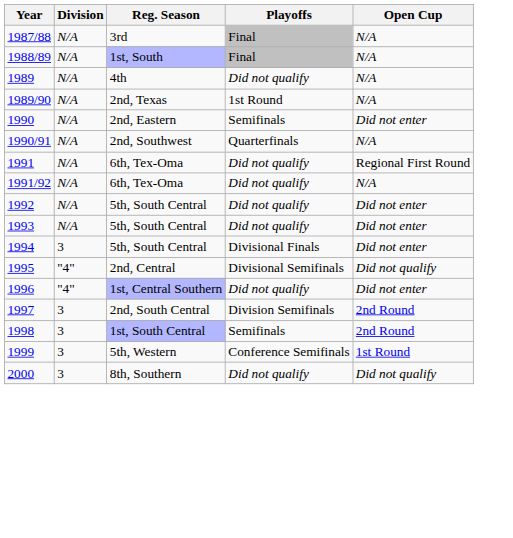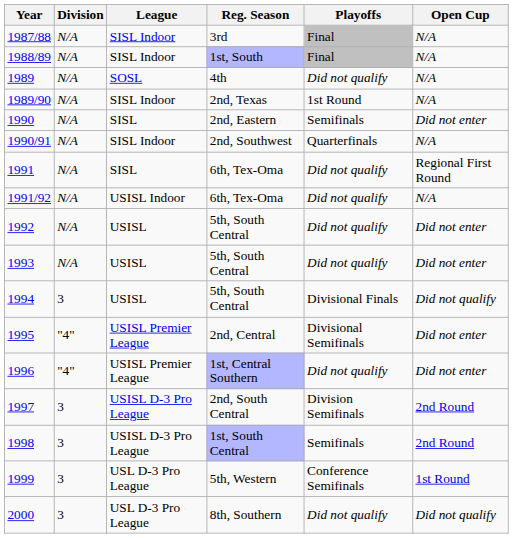+ column: (157, 15)
(391, 246) Did not enter -> (456, 298) Did not qualify
(396, 267) Did not qualify -> (451, 334) Did not enter
